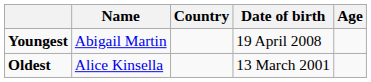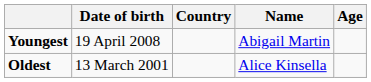columns swapped: (121, 16) <-> (283, 16)
